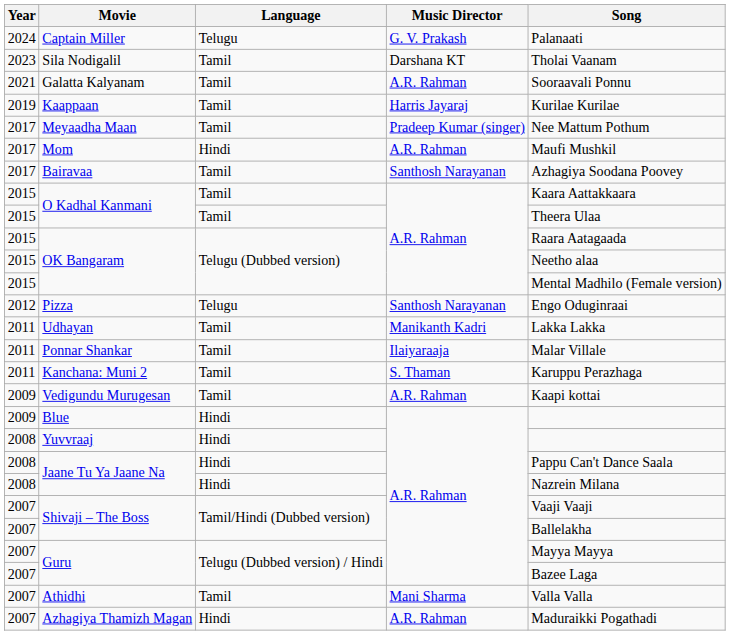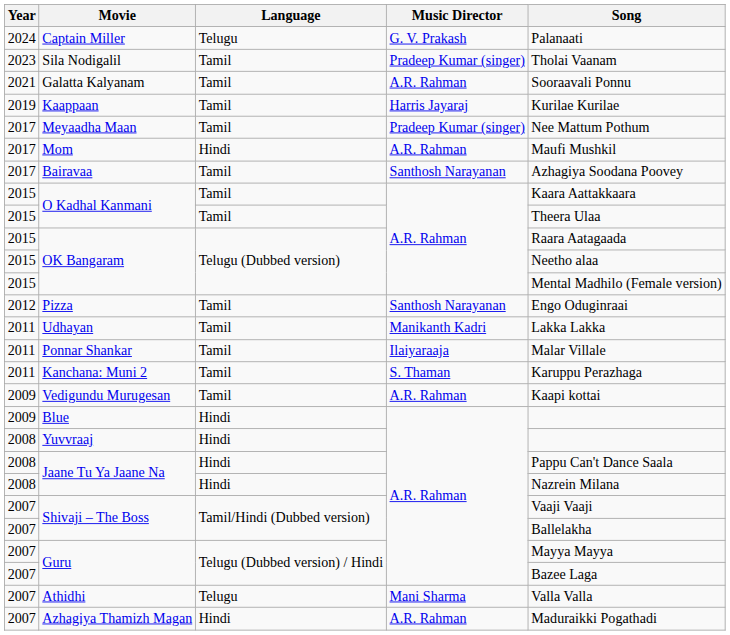(427, 60) Darshana KT -> (457, 60) Pradeep Kumar (singer)
(218, 305) Telugu -> (215, 305) Tamil
(215, 596) Tamil -> (218, 596) Telugu
